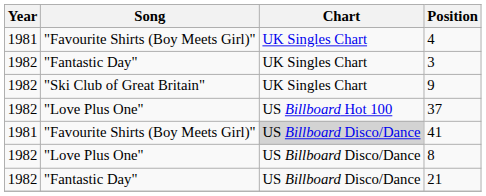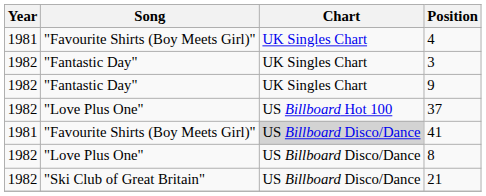(124, 86) "Ski Club of Great Britain" -> (91, 86) "Fantastic Day"
(91, 179) "Fantastic Day" -> (124, 179) "Ski Club of Great Britain"
